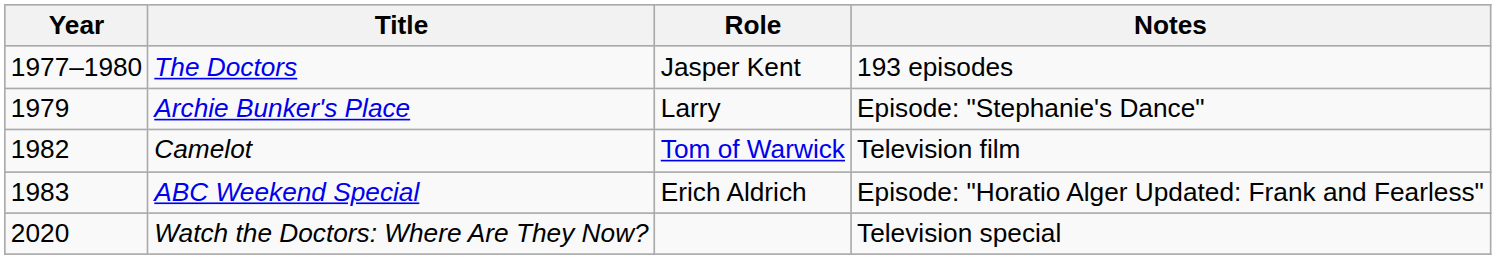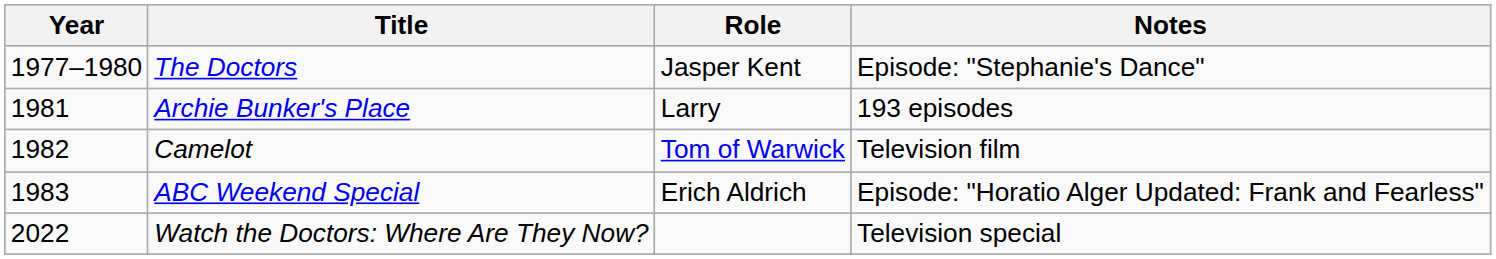(935, 66) 193 episodes -> (1031, 66) Episode: "Stephanie's Dance"
(40, 108) 1979 -> (40, 108) 1981
(1031, 108) Episode: "Stephanie's Dance" -> (935, 108) 193 episodes
(40, 233) 2020 -> (40, 233) 2022
